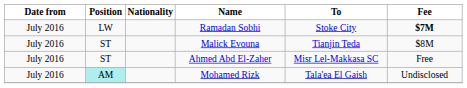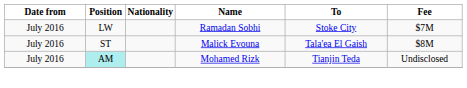(425, 27) bold -> (425, 27) normal
(336, 43) Tianjin Teda -> (336, 43) Tala'ea El Gaish
- row: (230, 59)
(336, 74) Tala'ea El Gaish -> (336, 59) Tianjin Teda
